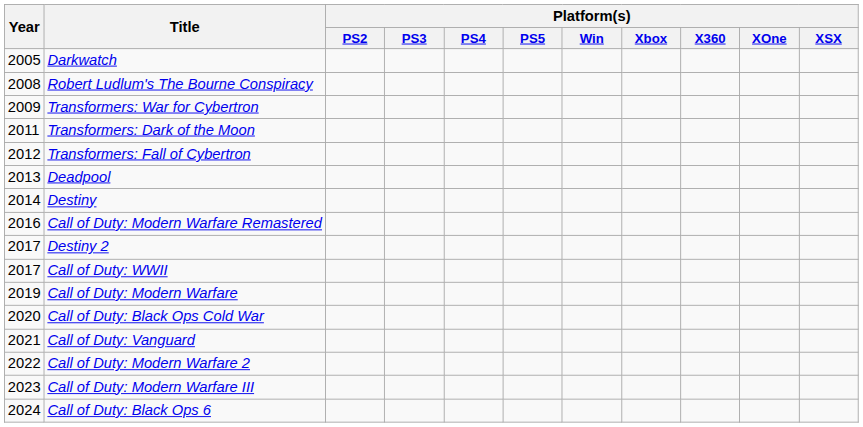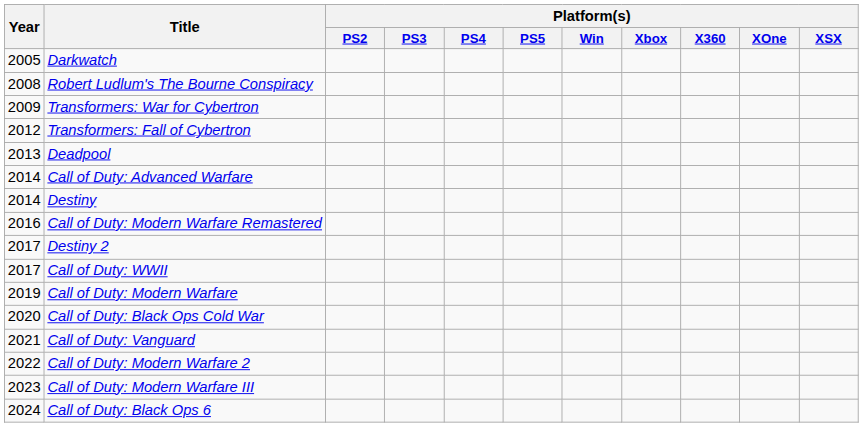- row: (151, 130)
+ row: (150, 177)
